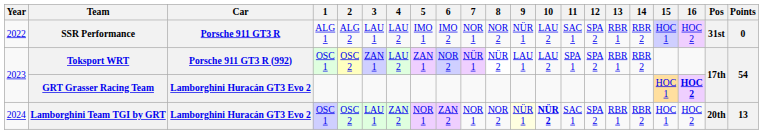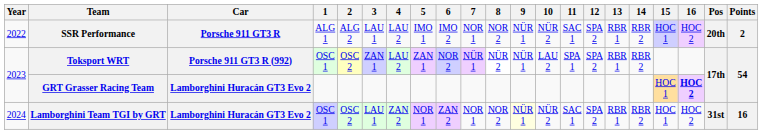(548, 33) LAU 2 -> (548, 33) NÜR 2
(716, 33) 31st -> (716, 33) 20th
(743, 33) 0 -> (742, 33) 2
(523, 60) LAU 1 -> (523, 60) NÜR 1
(548, 115) bold -> (548, 115) normal
(716, 115) 20th -> (716, 115) 31st
(743, 115) 13 -> (742, 115) 16
